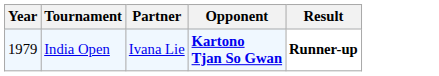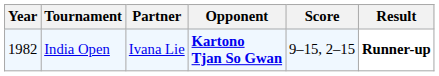+ column: (322, 17)
(23, 49) 1979 -> (23, 49) 1982
